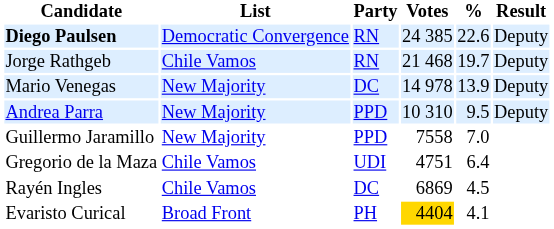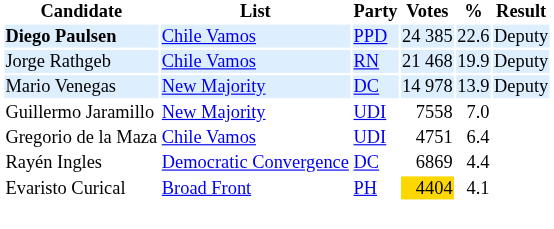(255, 36) Democratic Convergence -> (209, 36) Chile Vamos
(366, 36) RN -> (370, 36) PPD
(473, 61) 19.7 -> (473, 61) 19.9
- row: (54, 111)
(370, 137) PPD -> (370, 111) UDI
(209, 187) Chile Vamos -> (255, 162) Democratic Convergence
(478, 187) 4.5 -> (478, 162) 4.4
